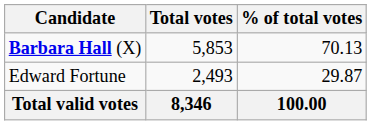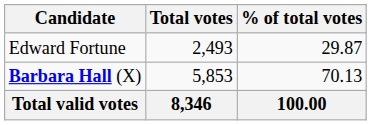rows swapped: (75, 47) <-> (67, 76)
